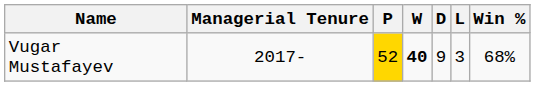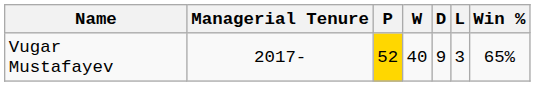(417, 57) bold -> (417, 57) normal
(499, 57) 68% -> (499, 57) 65%
